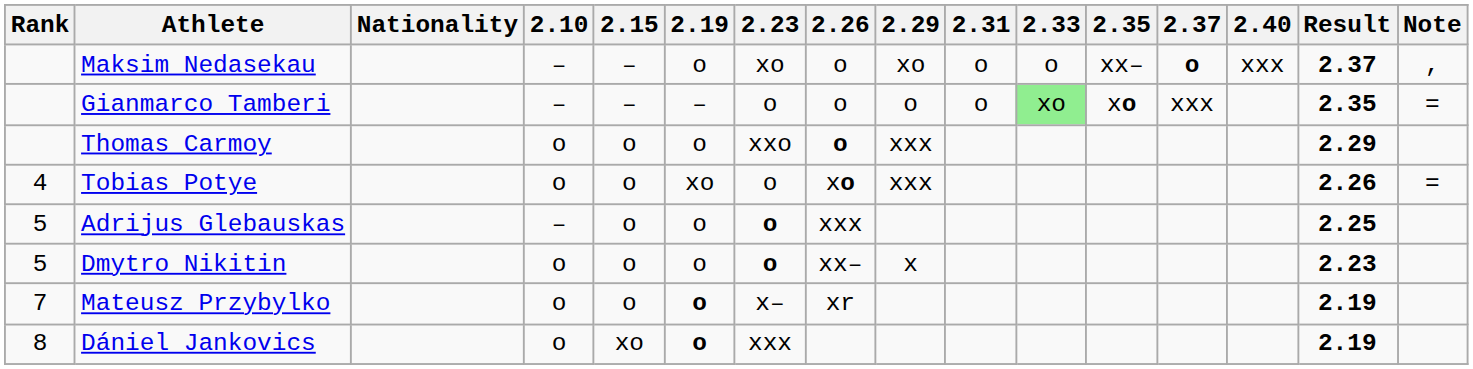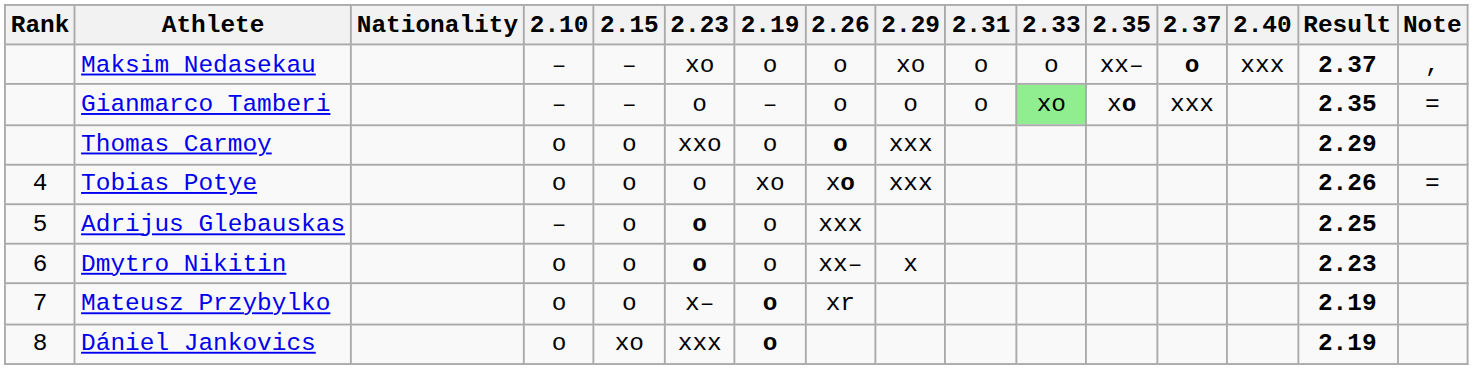columns swapped: (700, 25) <-> (770, 25)
(40, 264) 5 -> (40, 264) 6
